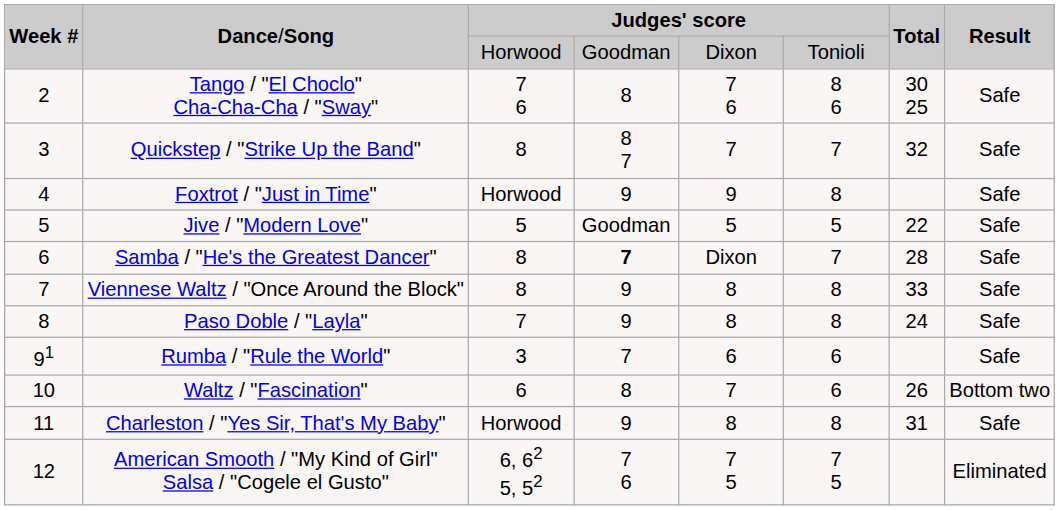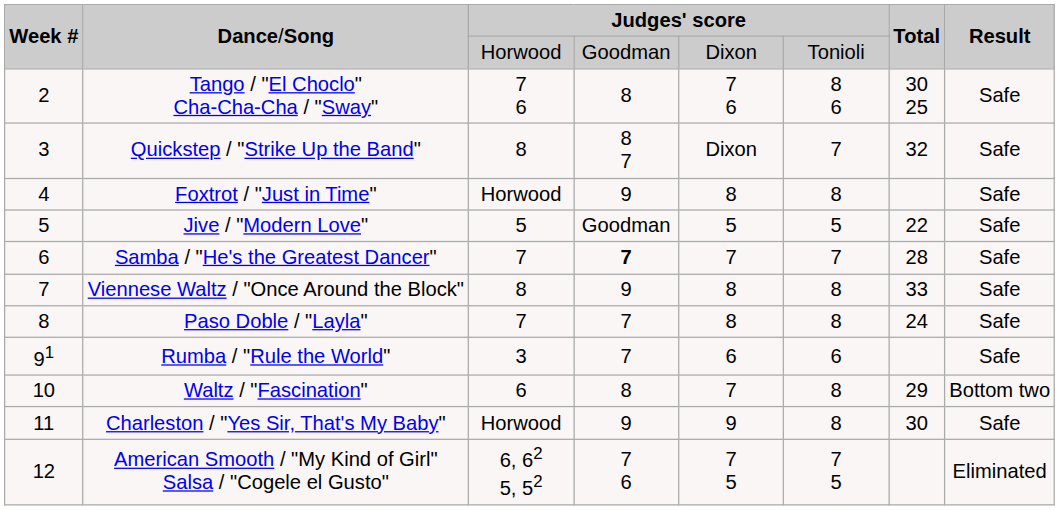(731, 150) 7 -> (731, 150) Dixon
(731, 193) 9 -> (731, 193) 8
(521, 257) 8 -> (521, 257) 7
(731, 257) Dixon -> (731, 257) 7
(626, 321) 9 -> (626, 321) 7
(836, 391) 6 -> (836, 391) 8
(917, 391) 26 -> (917, 391) 29
(731, 422) 8 -> (731, 422) 9
(917, 422) 31 -> (917, 422) 30
